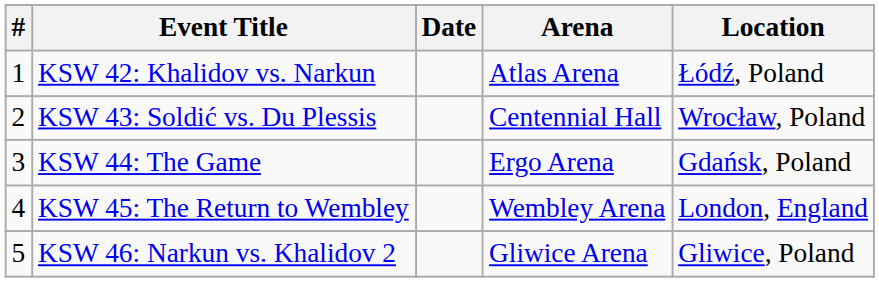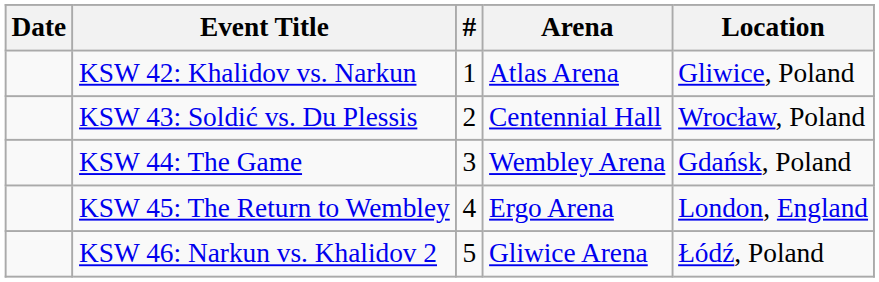columns swapped: (18, 27) <-> (449, 27)
(751, 72) Łódź, Poland -> (766, 72) Gliwice, Poland
(551, 162) Ergo Arena -> (577, 162) Wembley Arena
(577, 207) Wembley Arena -> (551, 207) Ergo Arena
(766, 253) Gliwice, Poland -> (751, 253) Łódź, Poland
